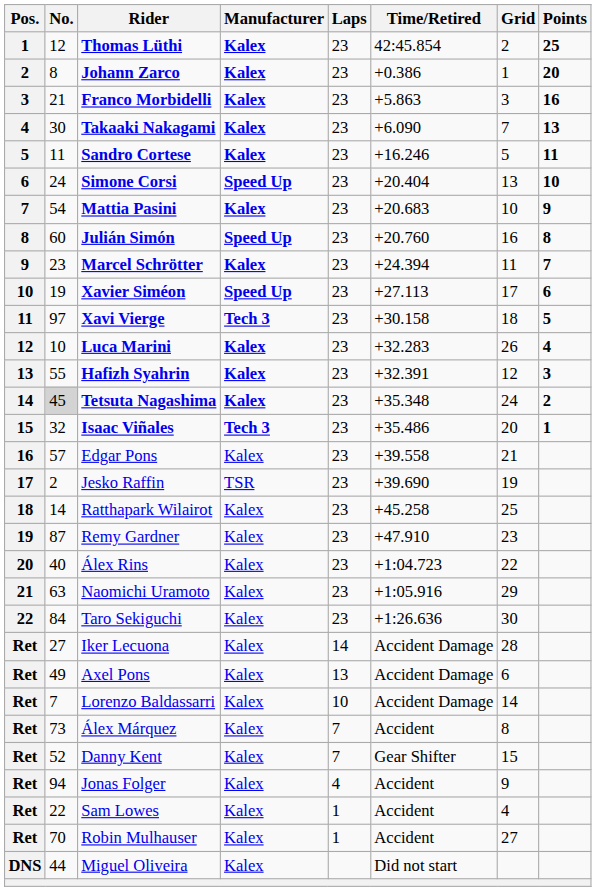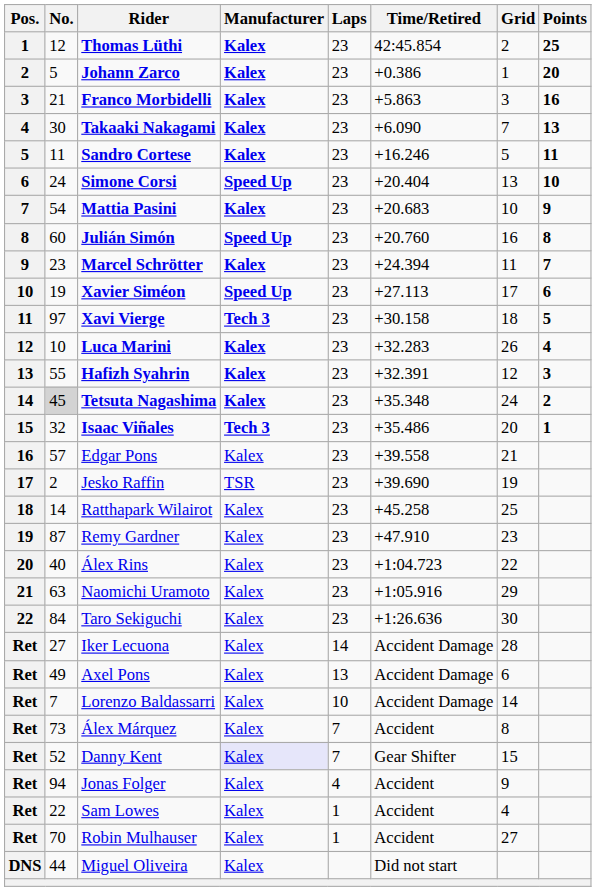(53, 72) 8 -> (53, 72) 5
(244, 755) no background -> (244, 755) lavender background
